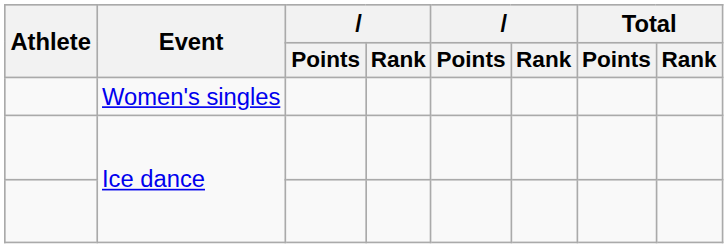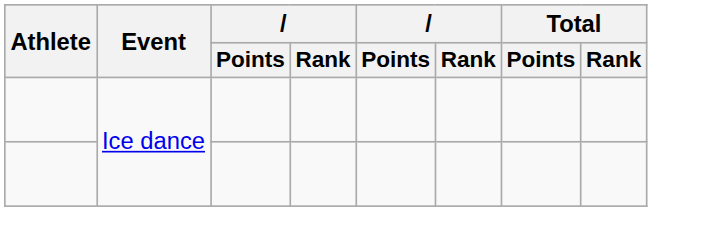- row: (51, 97)
